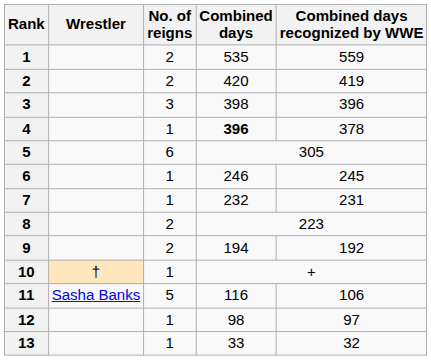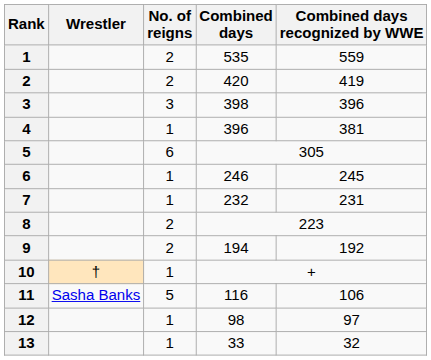(236, 128) bold -> (236, 128) normal
(352, 128) 378 -> (352, 128) 381
